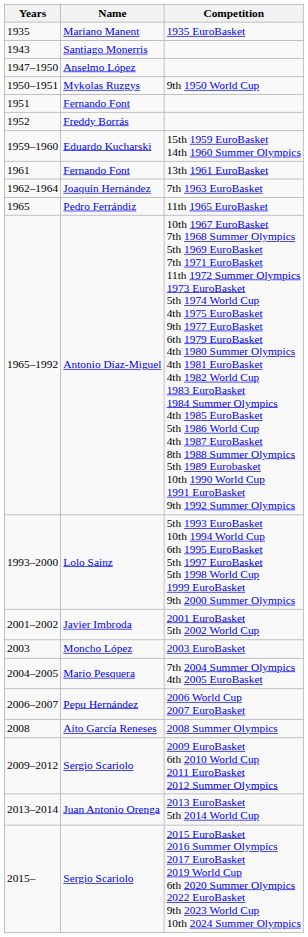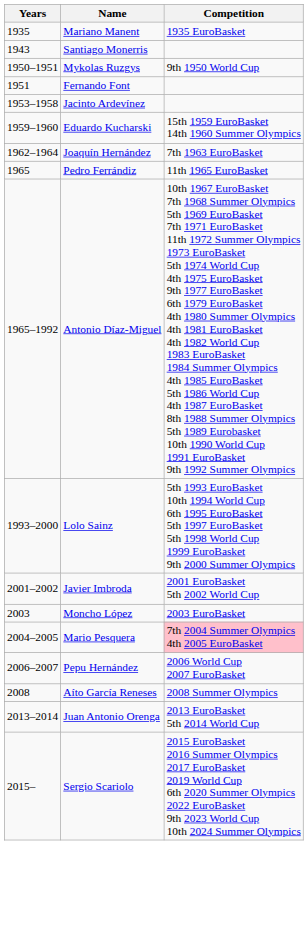- row: (33, 67)
- row: (18, 121)
+ row: (33, 103)
- row: (18, 170)
(231, 673) no background -> (231, 637) pink background
- row: (33, 765)
